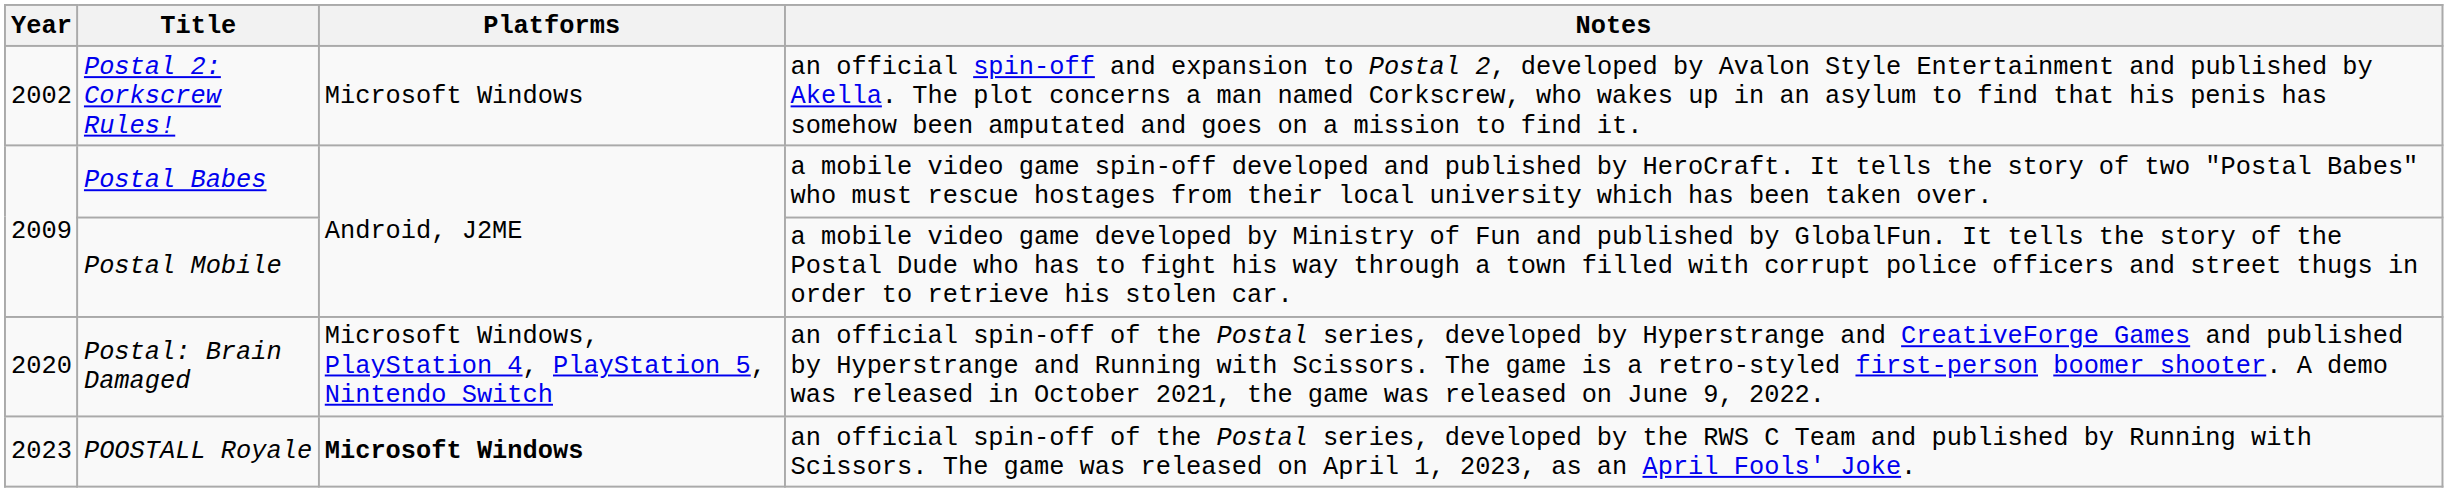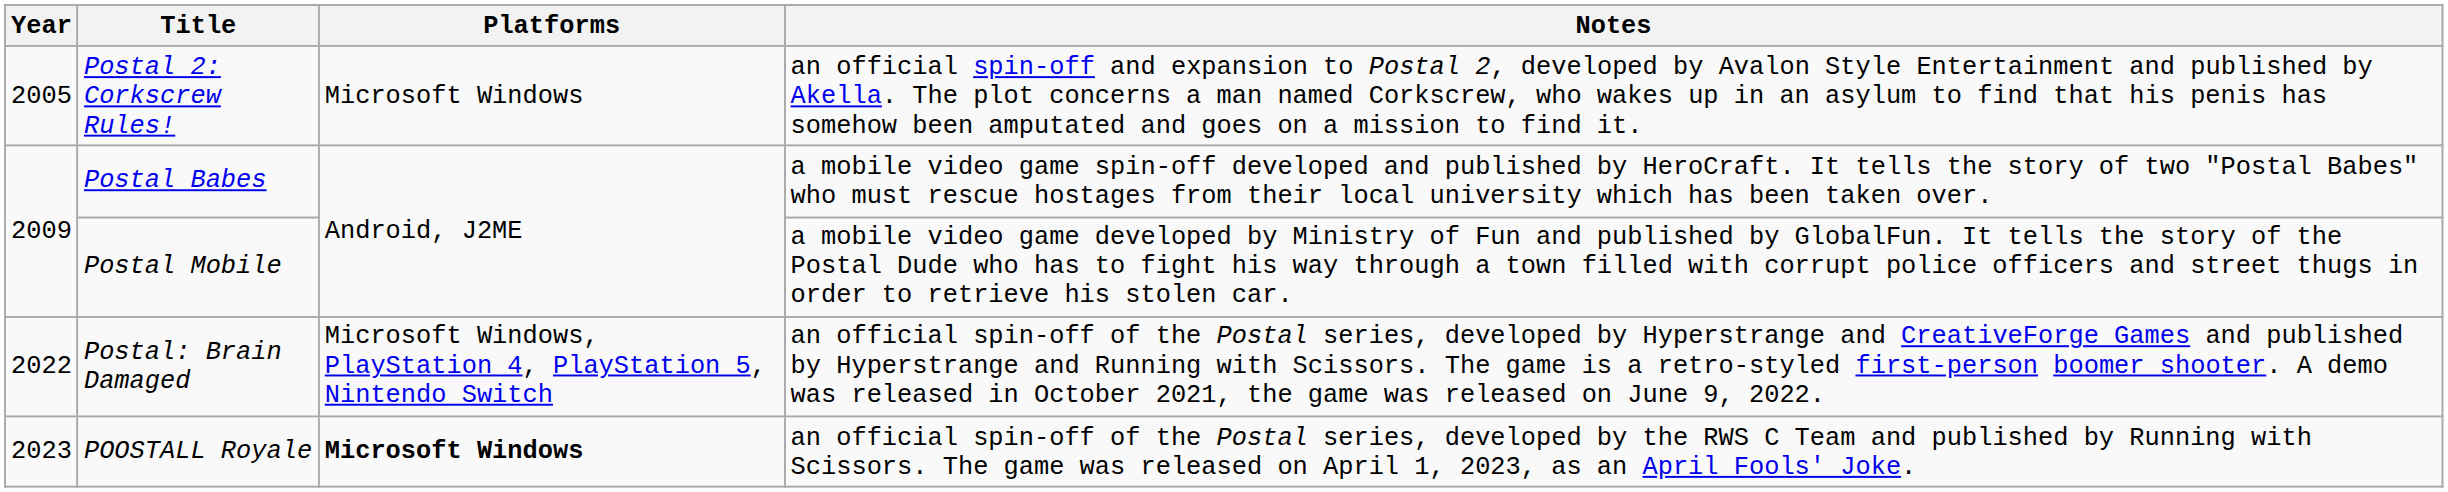(41, 96) 2002 -> (41, 96) 2005
(41, 366) 2020 -> (41, 366) 2022
